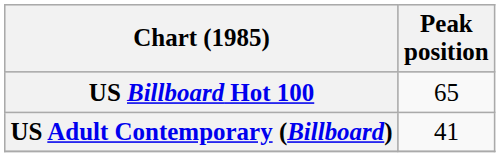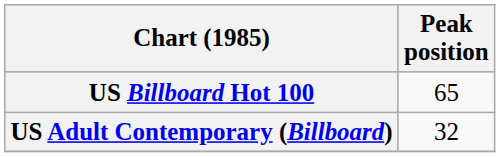(446, 131) 41 -> (446, 131) 32
